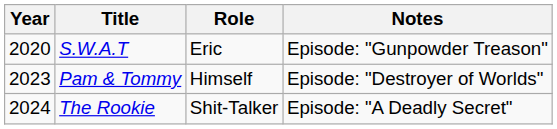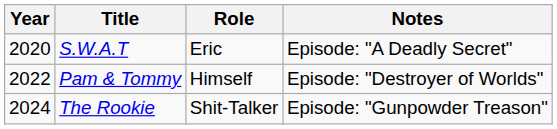(417, 49) Episode: "Gunpowder Treason" -> (400, 49) Episode: "A Deadly Secret"
(30, 78) 2023 -> (30, 78) 2022
(400, 108) Episode: "A Deadly Secret" -> (417, 108) Episode: "Gunpowder Treason"
